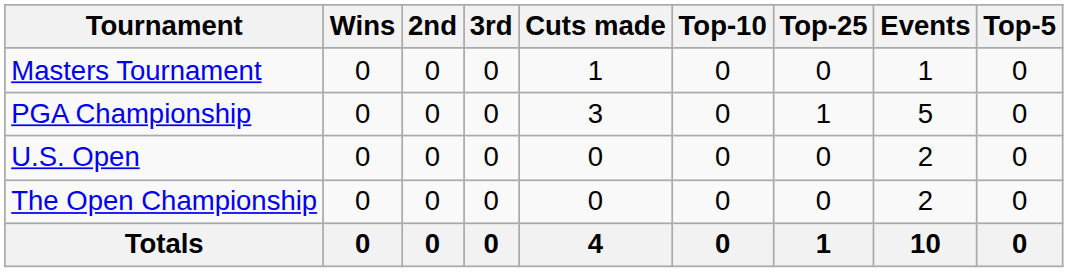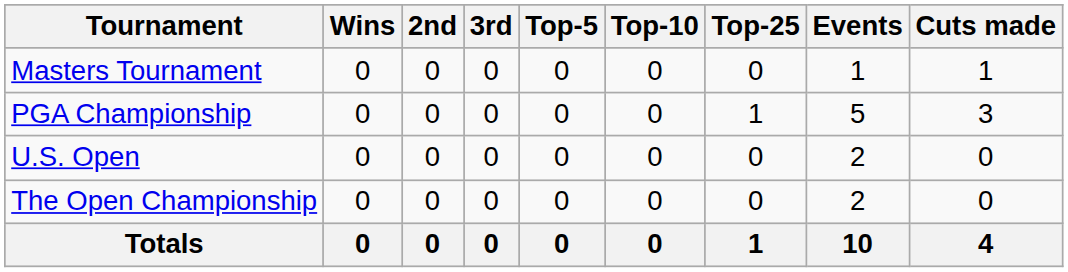columns swapped: (1020, 26) <-> (596, 26)
